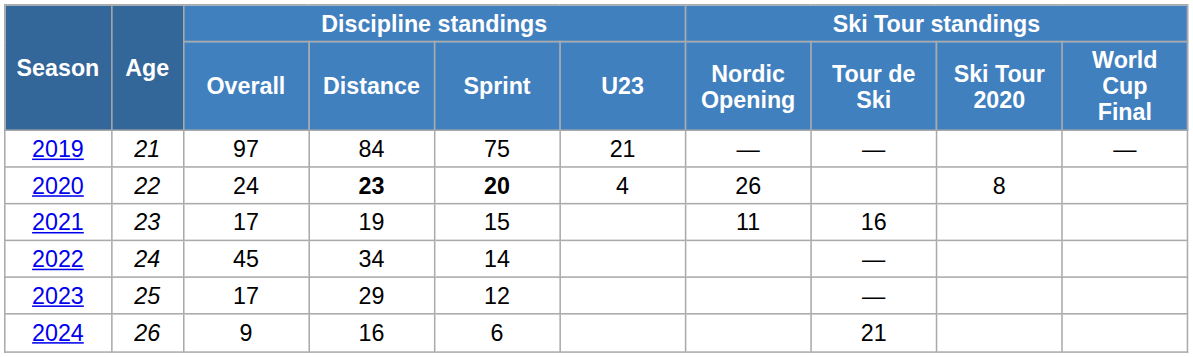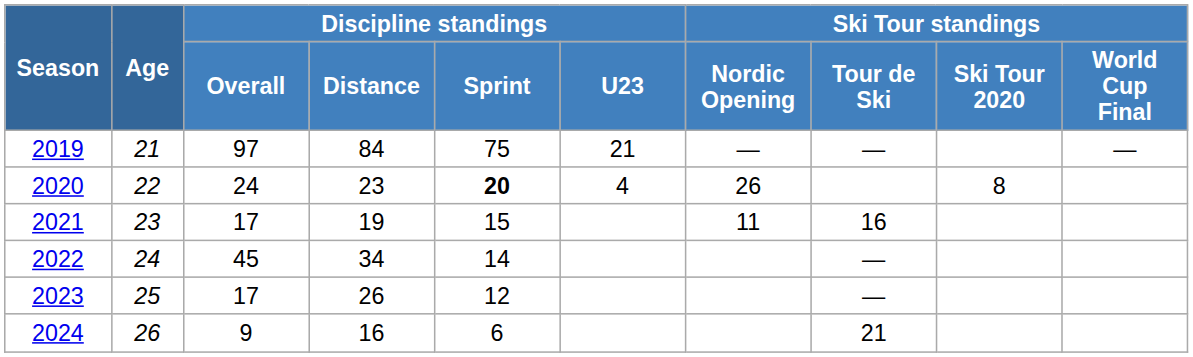(371, 186) bold -> (371, 186) normal
(371, 296) 29 -> (371, 296) 26
